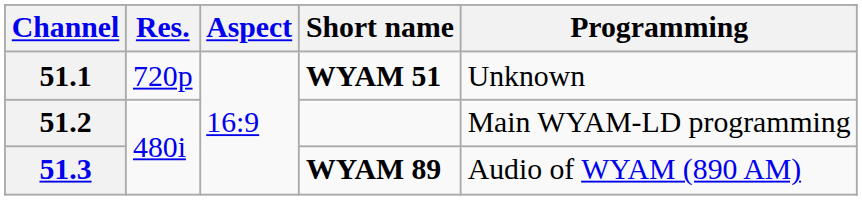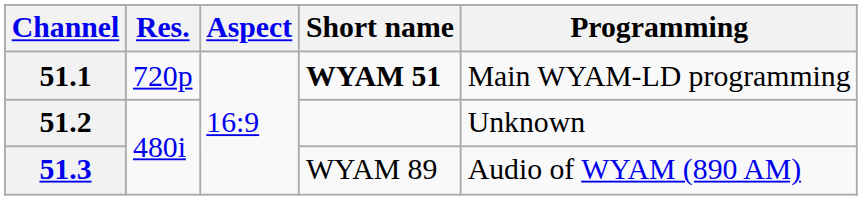(526, 75) Unknown -> (659, 75) Main WYAM-LD programming
(659, 122) Main WYAM-LD programming -> (526, 122) Unknown
(374, 169) bold -> (372, 169) normal
